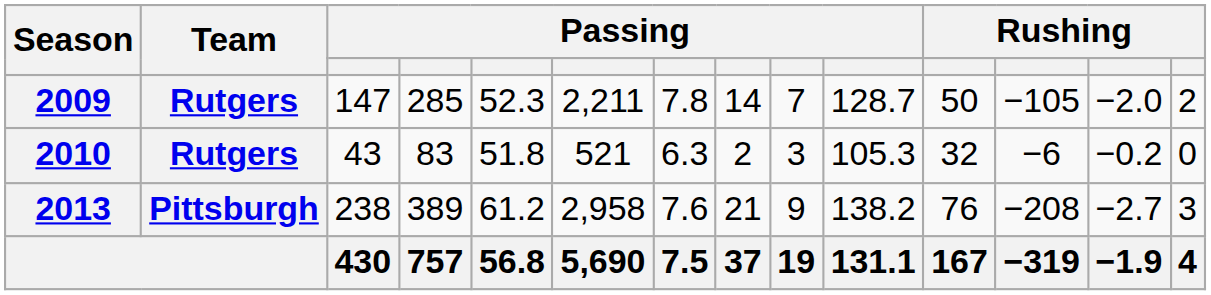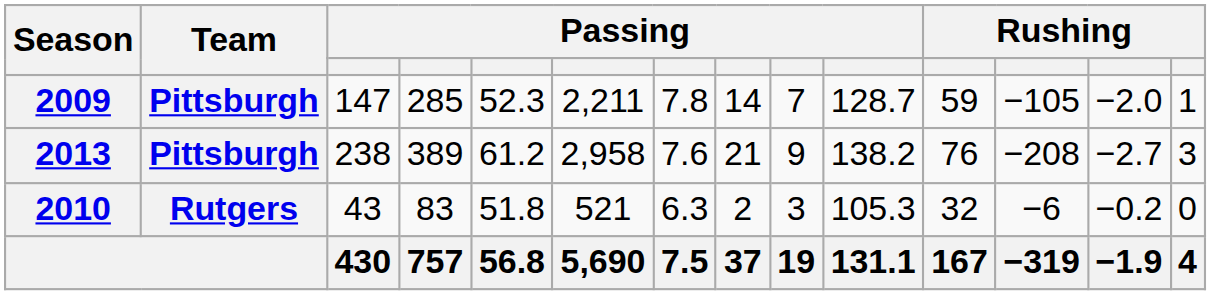(234, 100) Rutgers -> (234, 100) Pittsburgh
(959, 100) 50 -> (959, 100) 59
(1188, 100) 2 -> (1188, 100) 1
rows swapped: (73, 154) <-> (73, 208)
